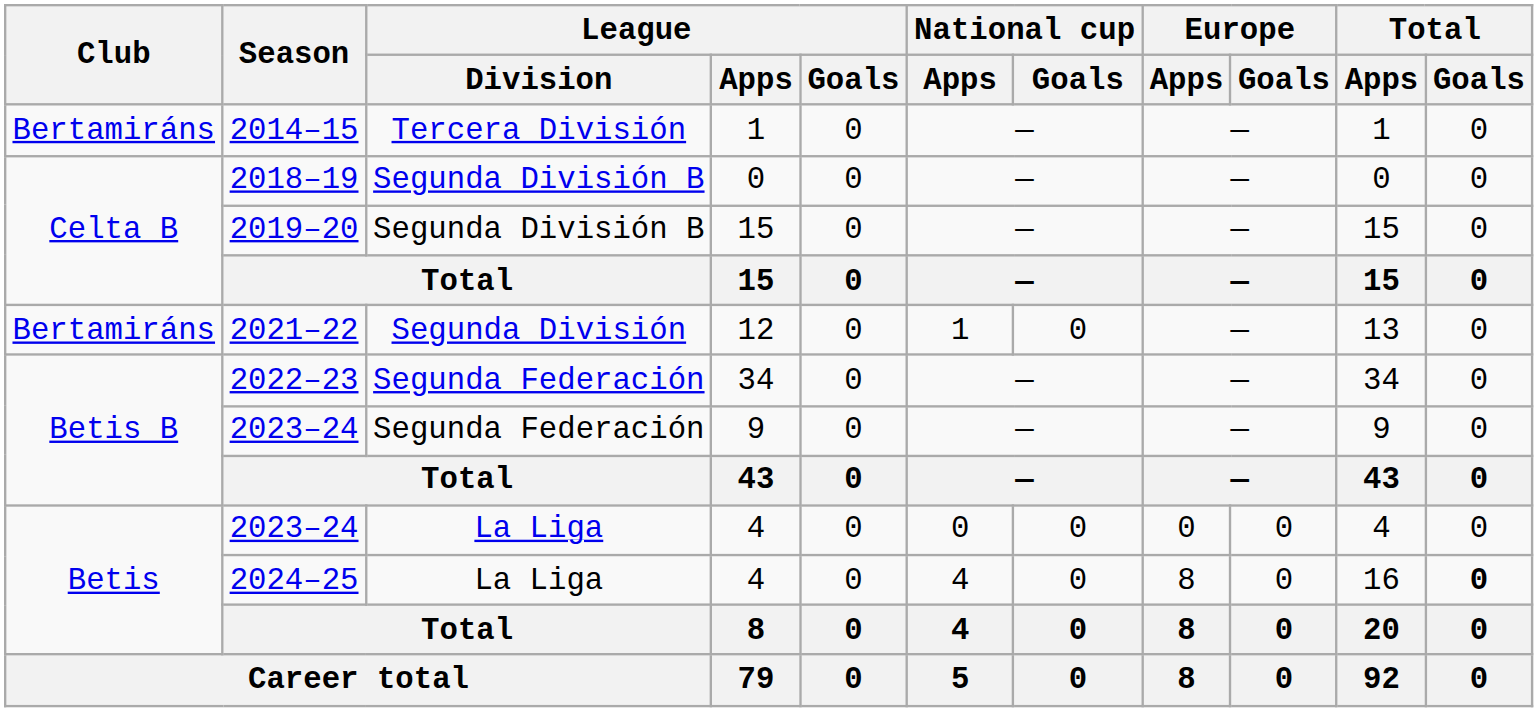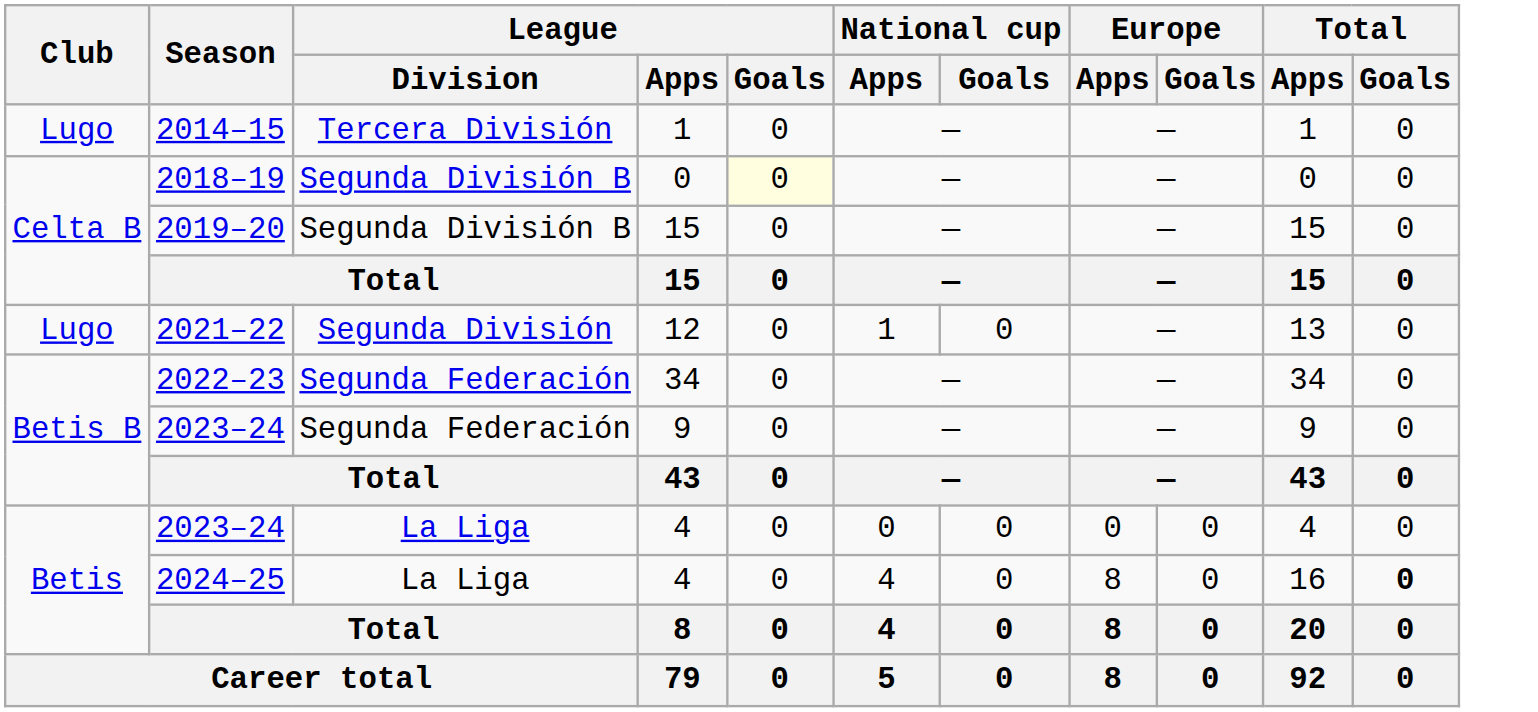(114, 130) Bertamiráns -> (77, 130) Lugo
(853, 180) no background -> (780, 180) lightyellow background
(114, 330) Bertamiráns -> (77, 330) Lugo
